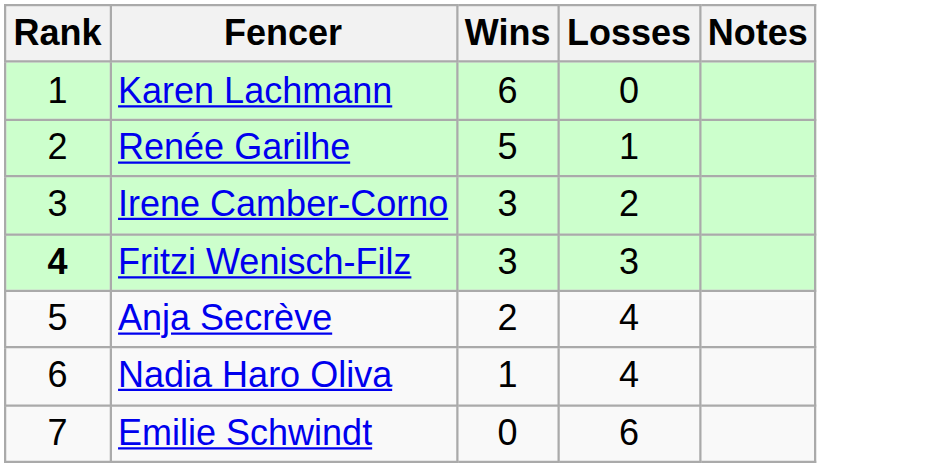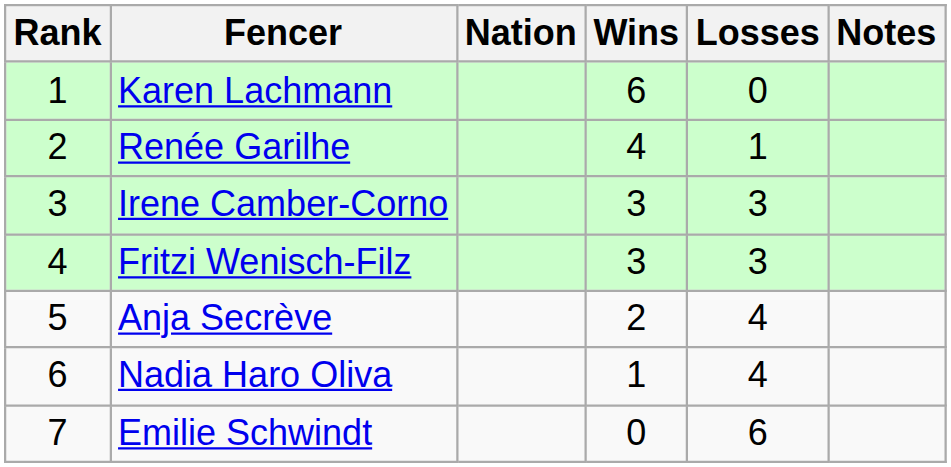+ column: (521, 33)
(508, 147) 5 -> (636, 147) 4
(629, 204) 2 -> (758, 204) 3
(57, 261) bold -> (57, 261) normal
